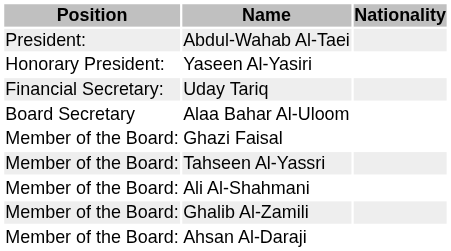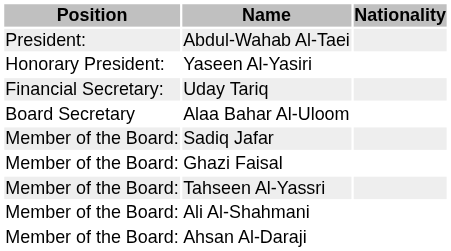+ row: (228, 138)
- row: (246, 212)
